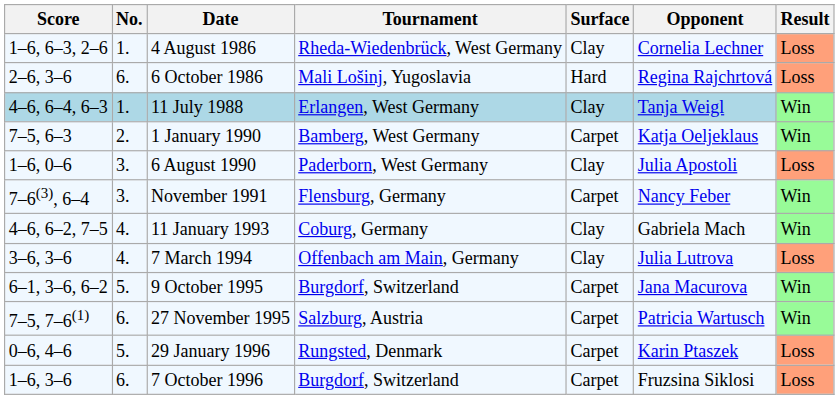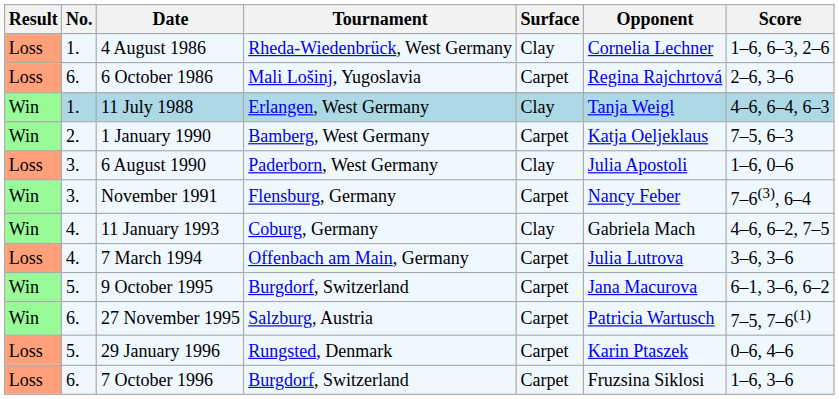columns swapped: (805, 18) <-> (58, 18)
(588, 77) Hard -> (544, 77) Carpet
(587, 257) Clay -> (544, 257) Carpet
